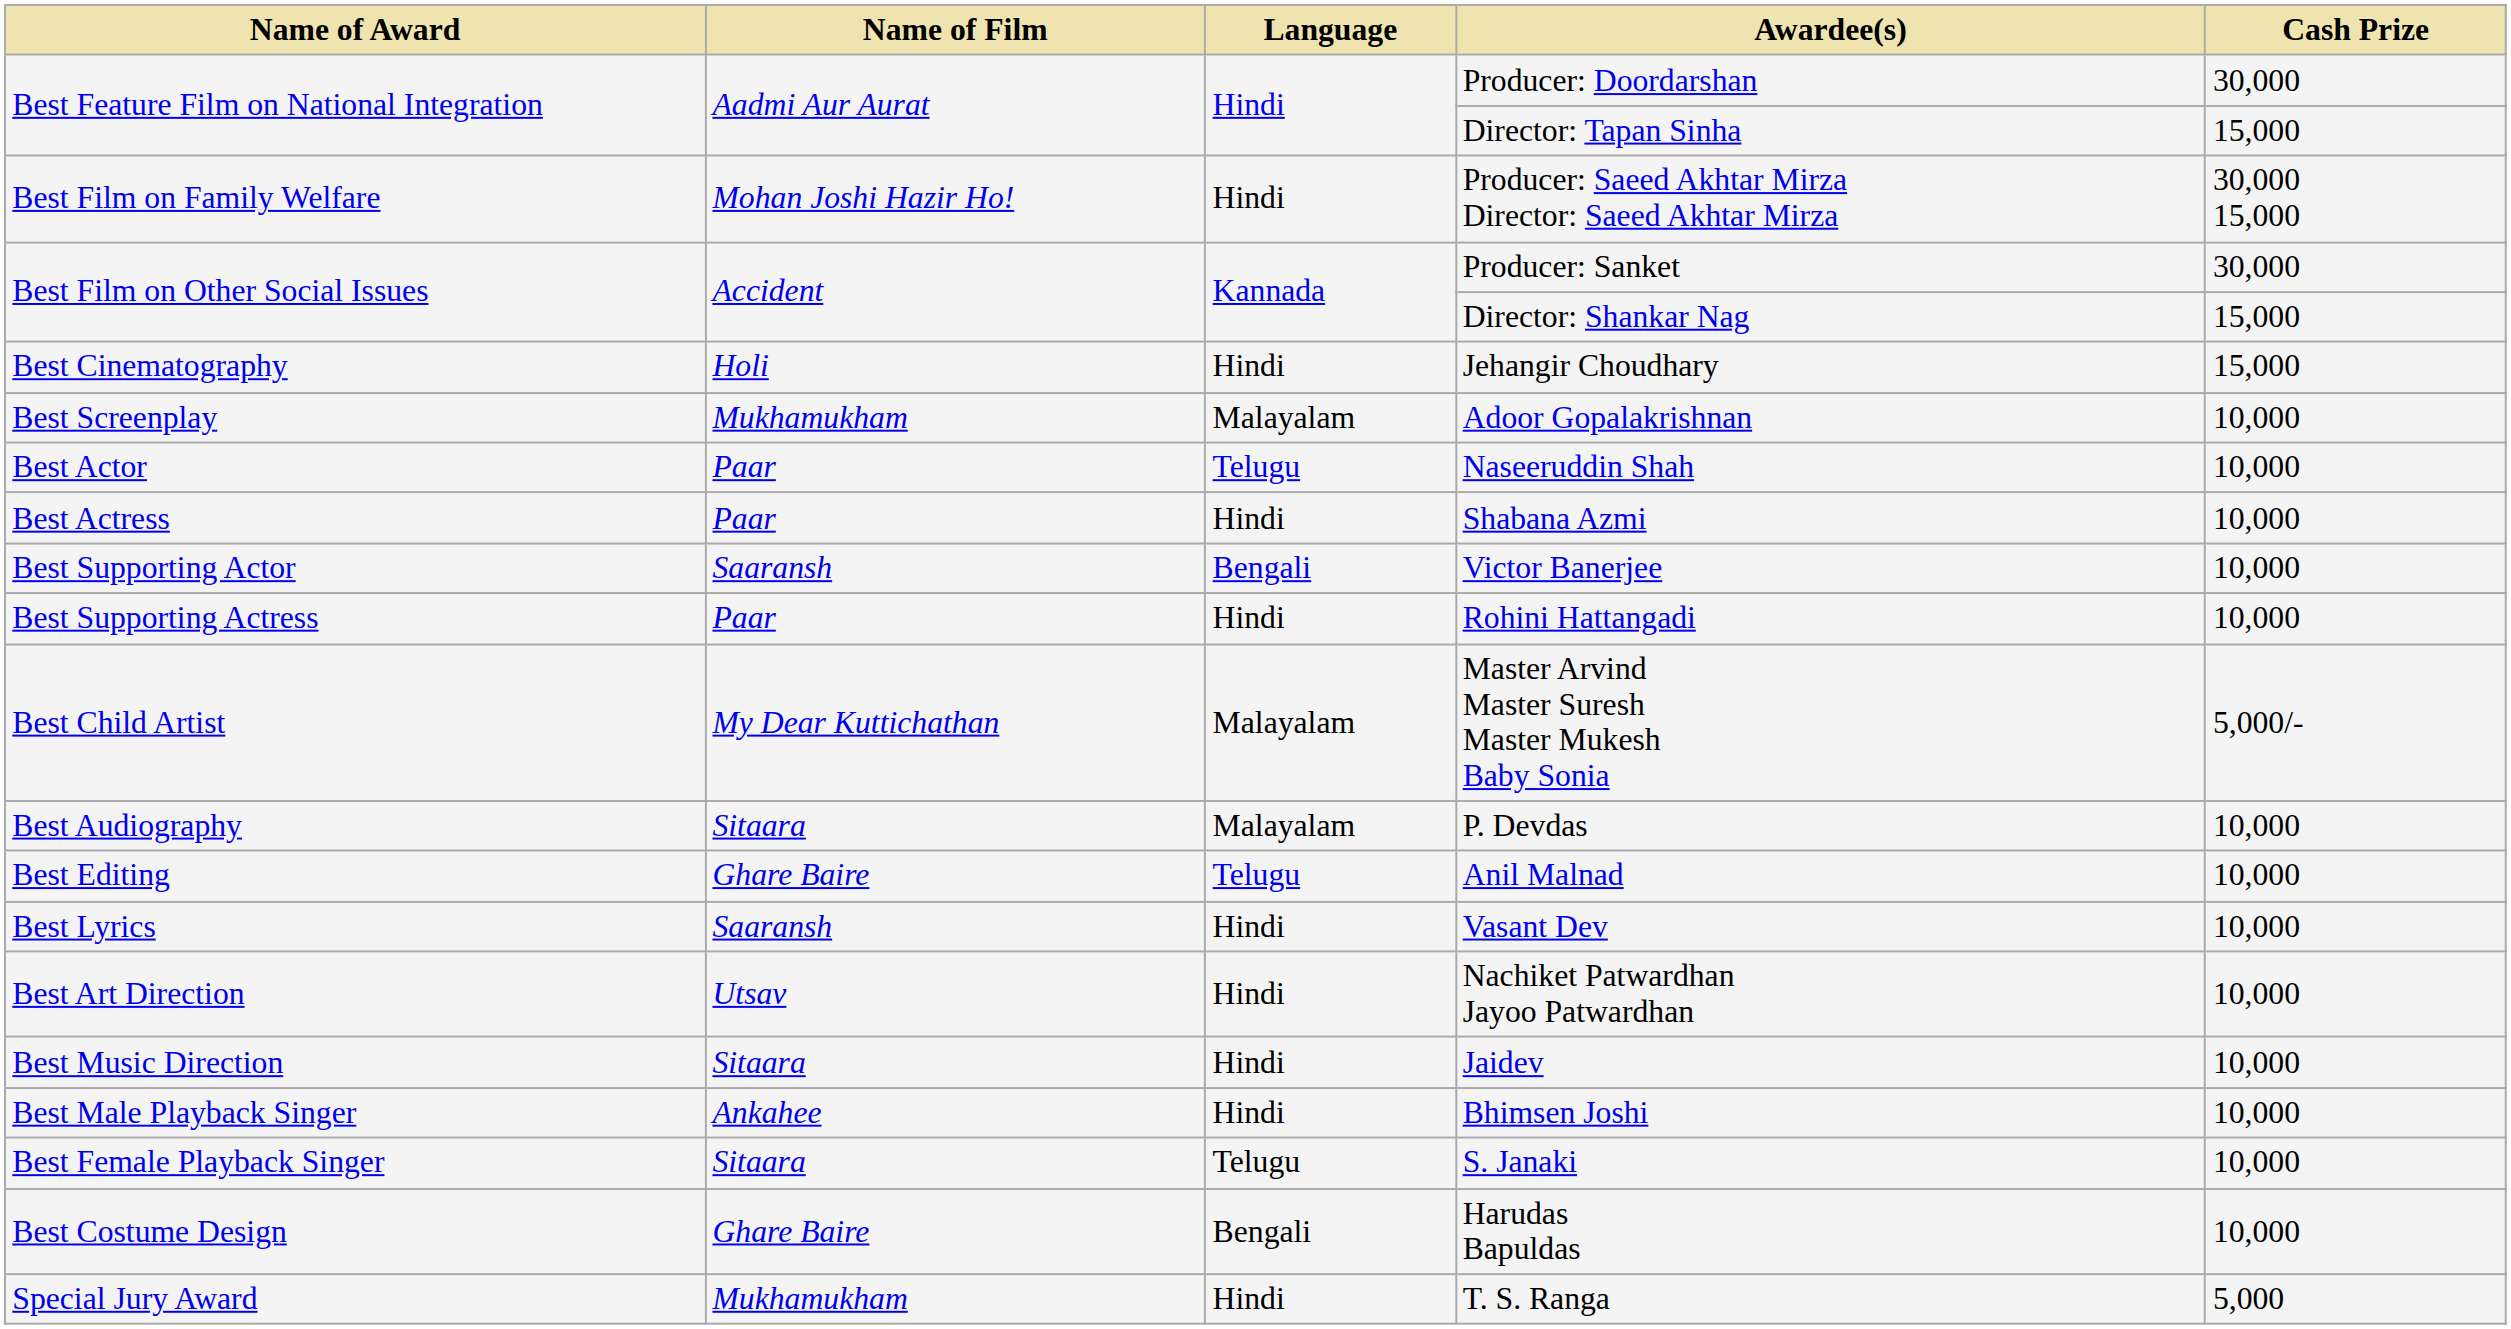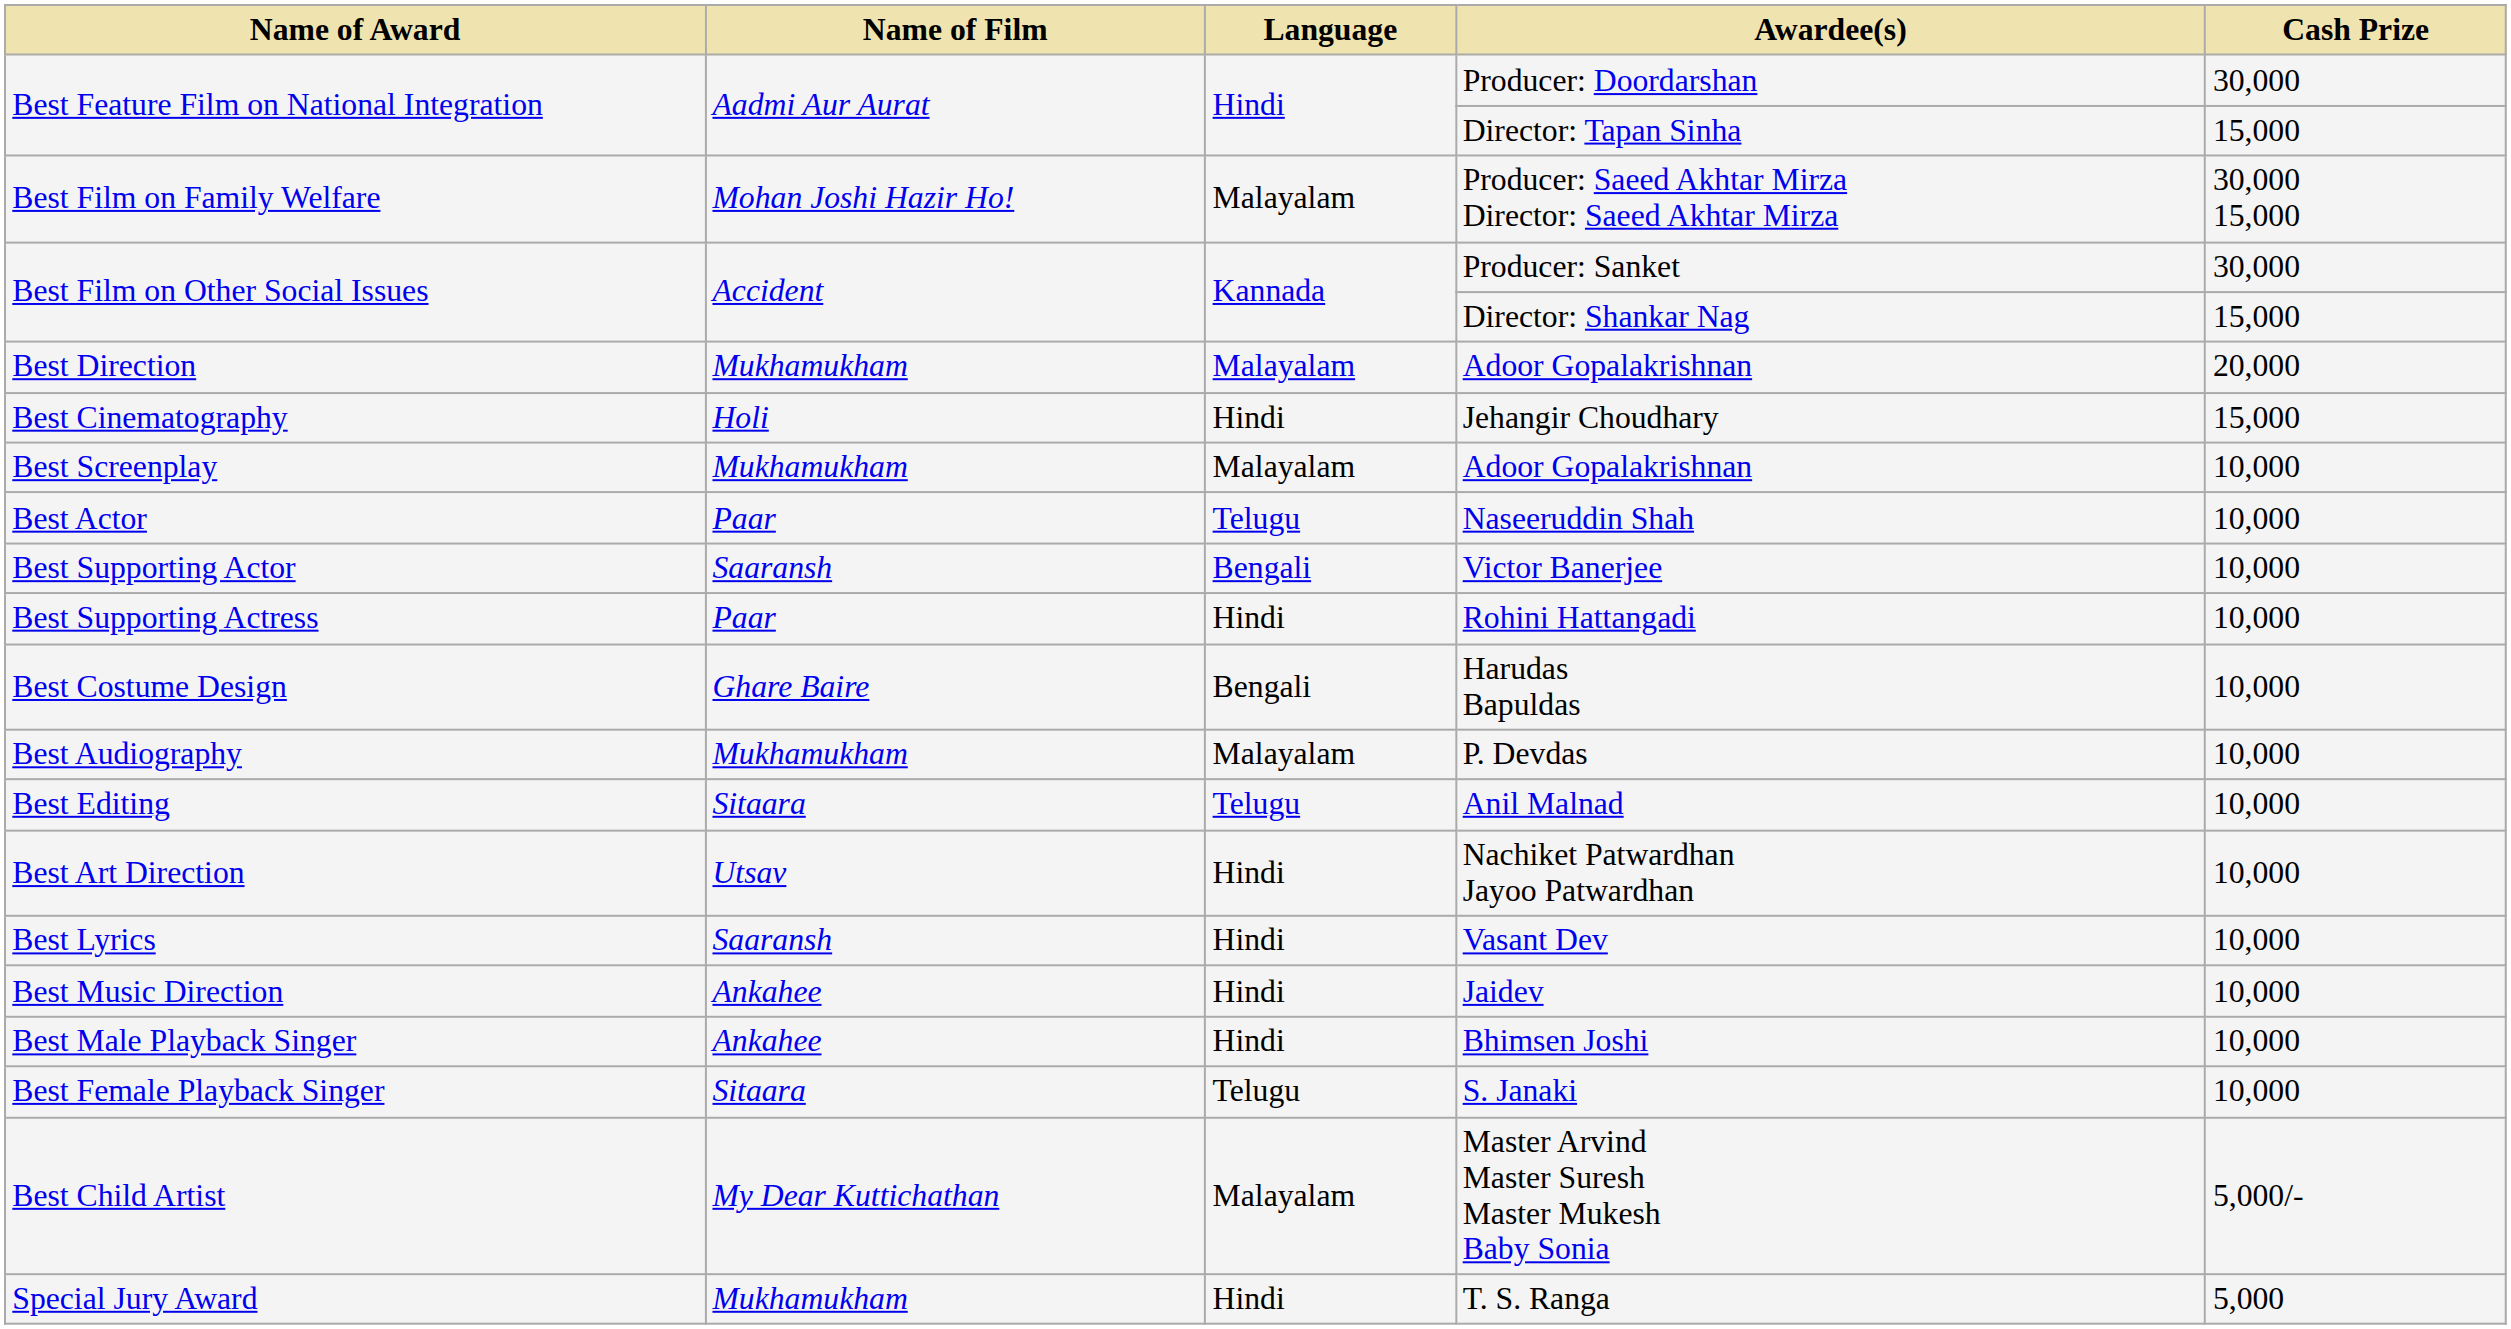(1249, 198) Hindi -> (1284, 198) Malayalam
+ row: (104, 366)
- row: (91, 517)
rows swapped: (119, 721) <-> (150, 1230)
(759, 825) Sitaara -> (810, 754) Mukhamukham
(791, 875) Ghare Baire -> (759, 804) Sitaara
rows swapped: (128, 993) <-> (84, 925)
(759, 1061) Sitaara -> (767, 990) Ankahee
